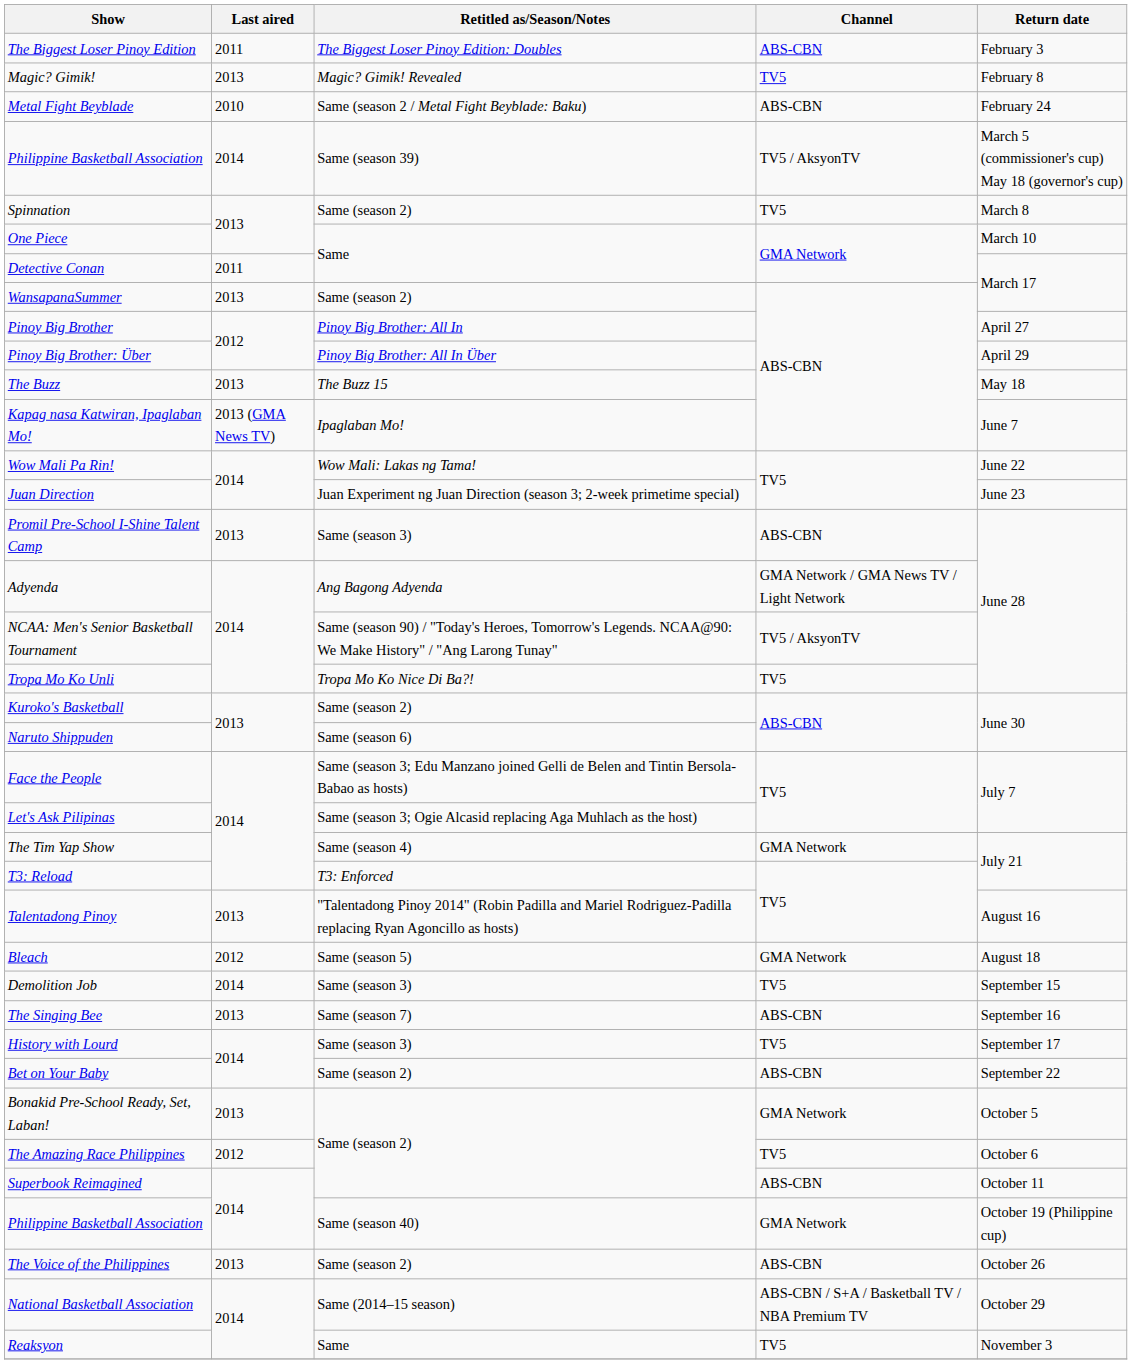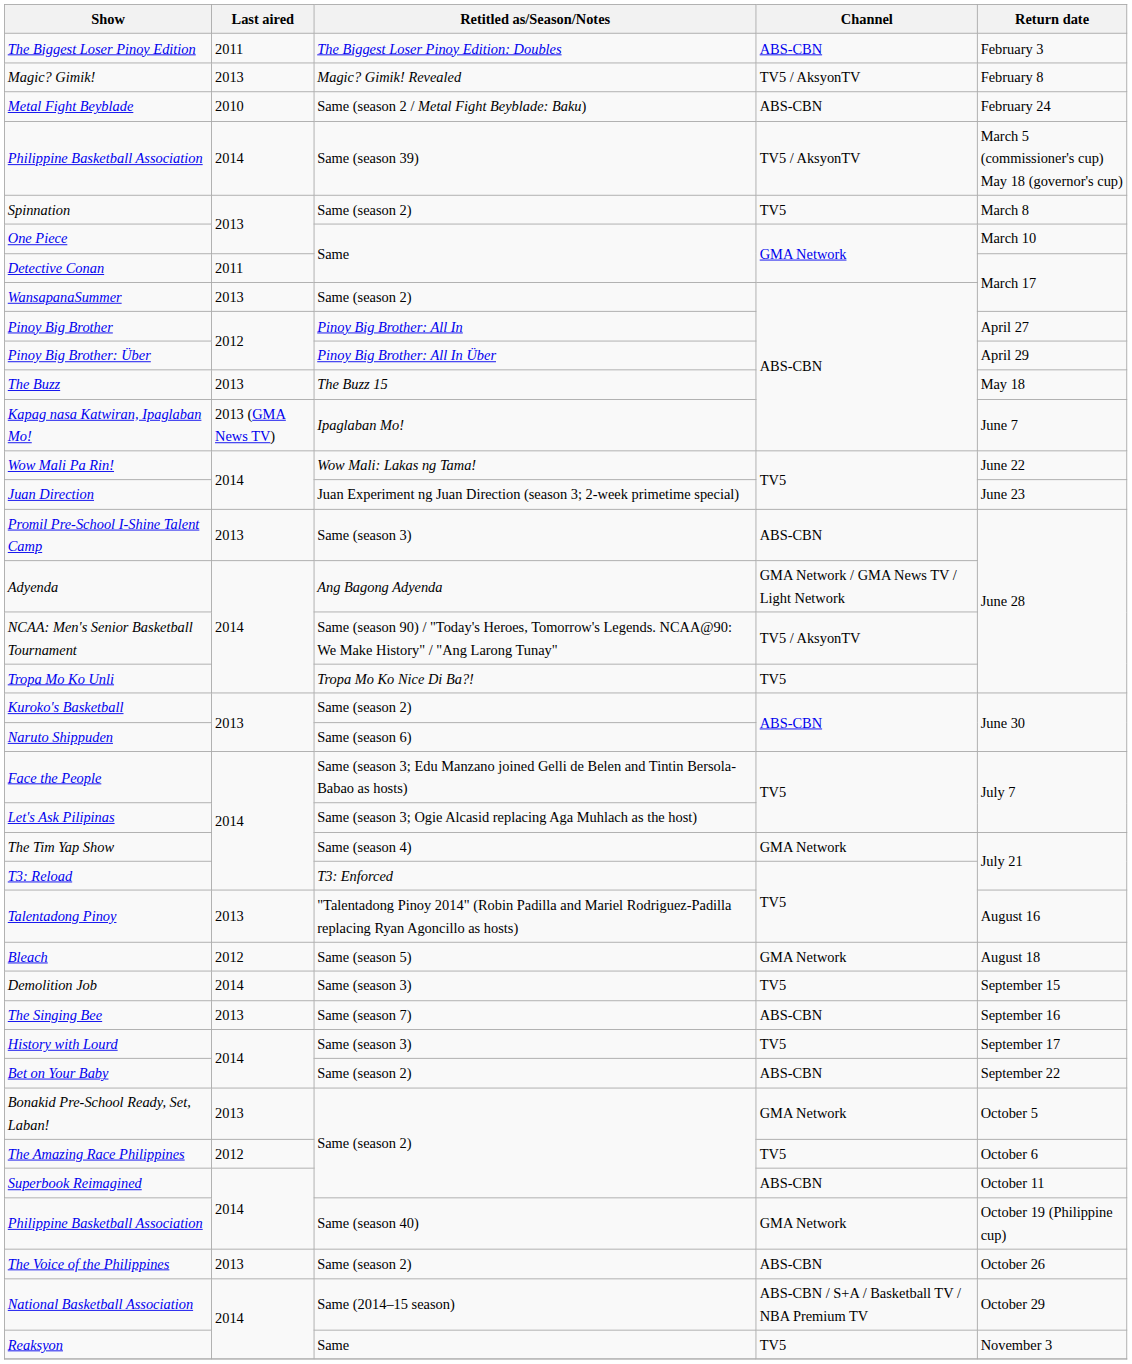(773, 77) TV5 -> (810, 77) TV5 / AksyonTV
